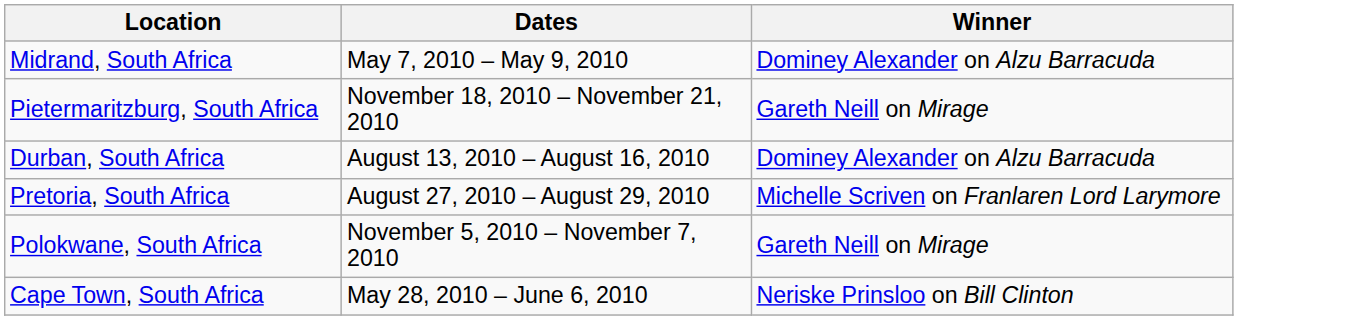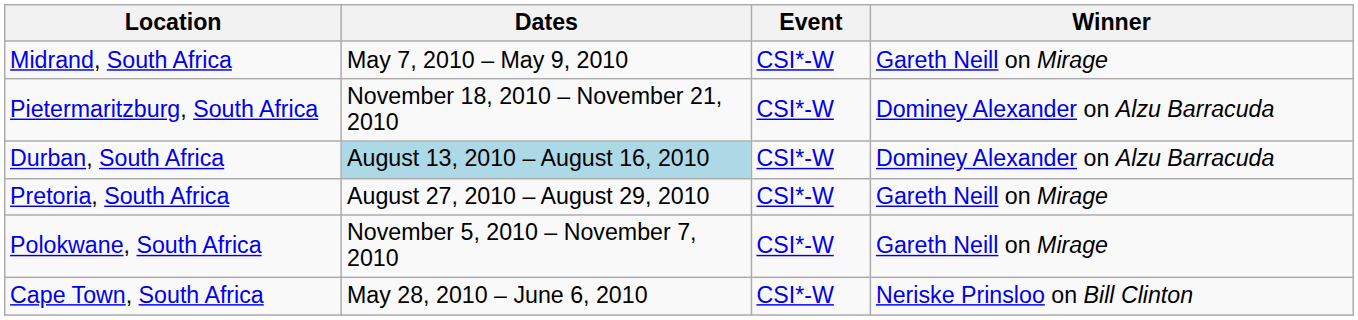+ column: (811, 22)
(956, 59) Dominey Alexander on Alzu Barracuda -> (992, 59) Gareth Neill on Mirage
(873, 109) Gareth Neill on Mirage -> (1075, 109) Dominey Alexander on Alzu Barracuda
(528, 159) no background -> (528, 159) lightblue background
(989, 196) Michelle Scriven on Franlaren Lord Larymore -> (992, 196) Gareth Neill on Mirage
